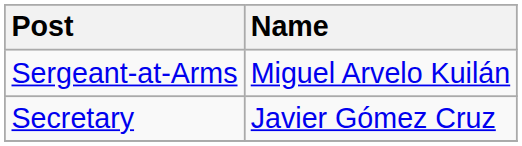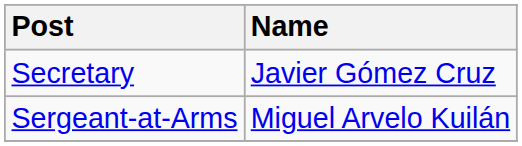rows swapped: (73, 118) <-> (125, 72)
